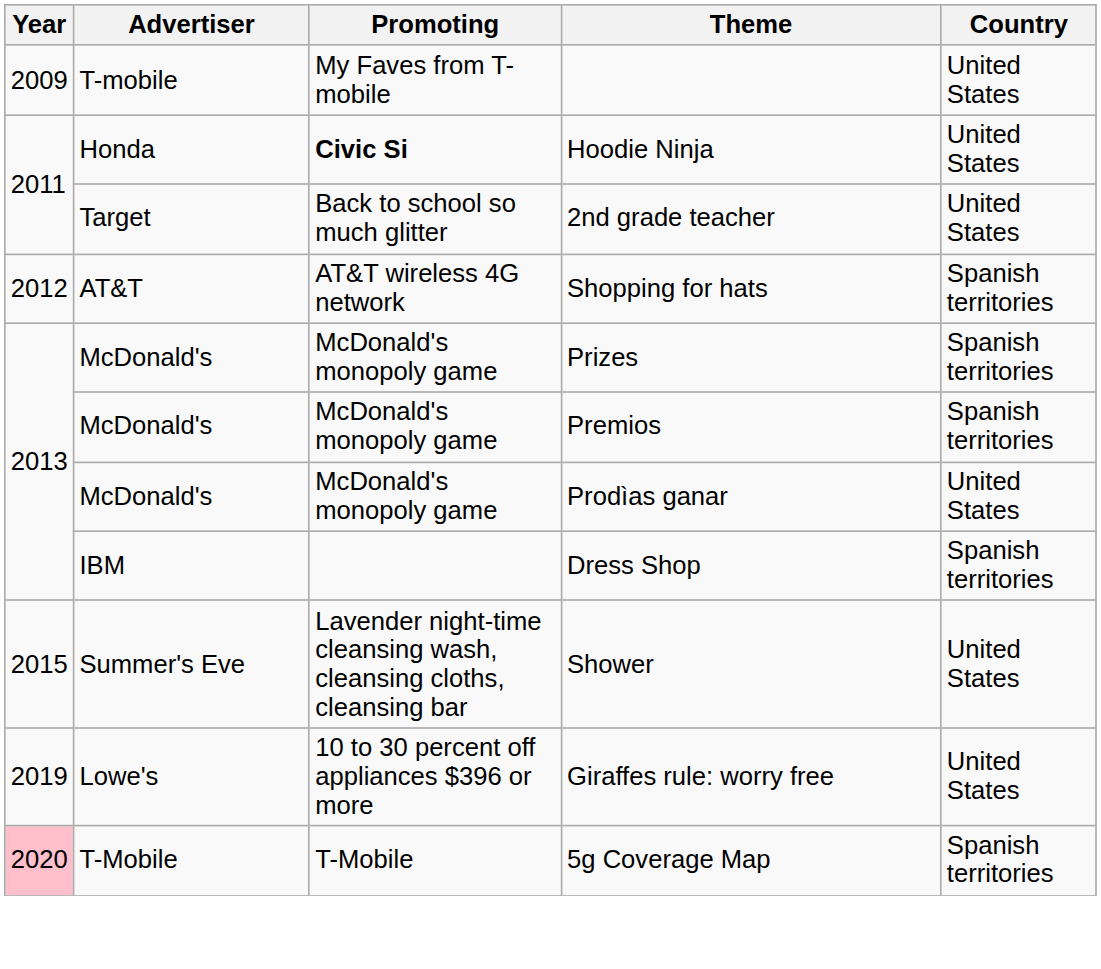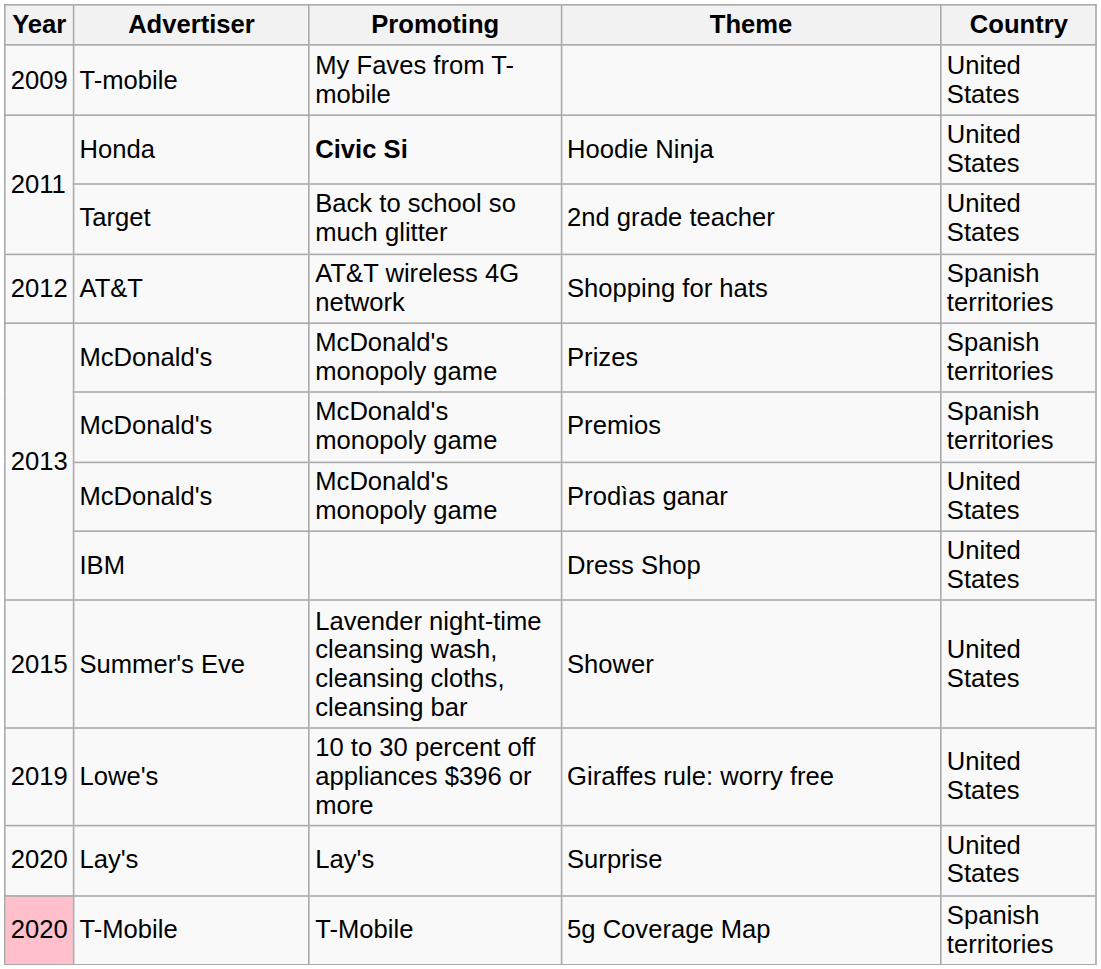(1000, 565) Spanish territories -> (984, 565) United States
+ row: (615, 860)
